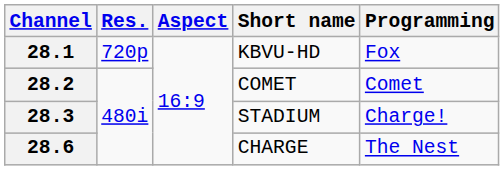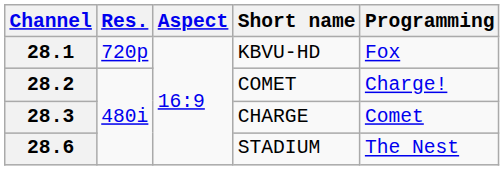(394, 85) Comet -> (406, 85) Charge!
(279, 117) STADIUM -> (273, 117) CHARGE
(406, 117) Charge! -> (394, 117) Comet
(273, 149) CHARGE -> (279, 149) STADIUM
